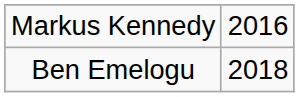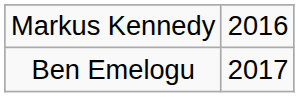(258, 69) 2018 -> (258, 69) 2017
